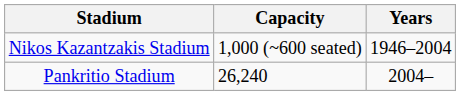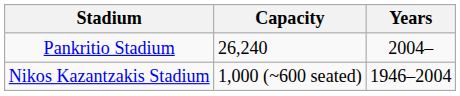rows swapped: (109, 47) <-> (109, 76)
